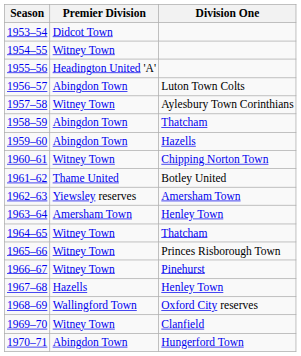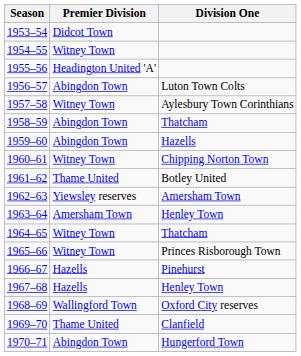(84, 269) Witney Town -> (70, 269) Hazells
(84, 324) Witney Town -> (86, 324) Thame United
